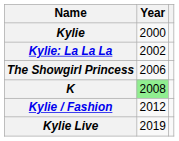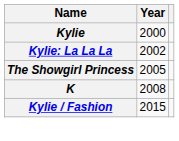(153, 70) 2006 -> (153, 70) 2005
(153, 88) lightgreen background -> (153, 88) no background
(153, 107) 2012 -> (153, 107) 2015
- row: (71, 126)
